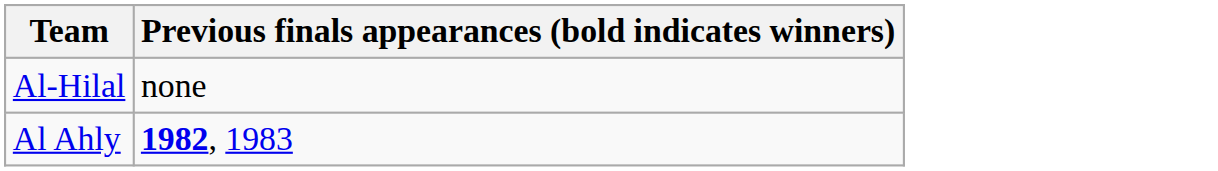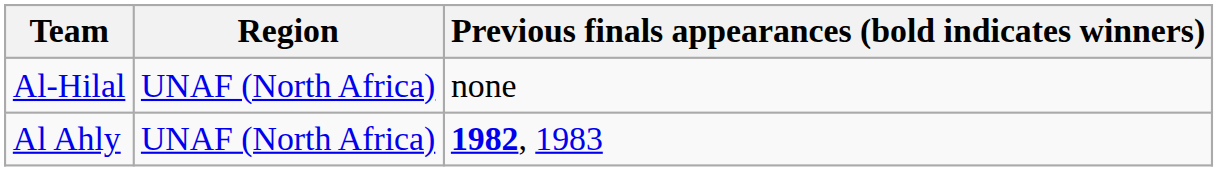+ column: (288, 31)
